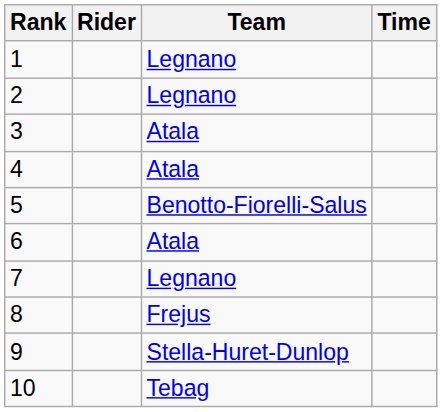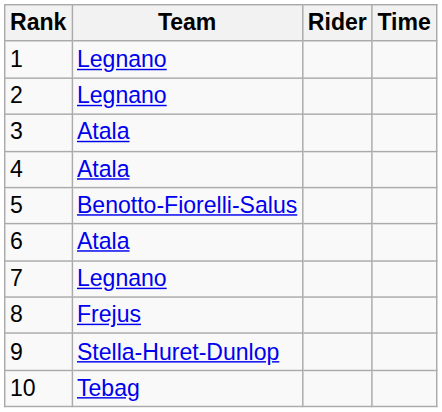columns swapped: (106, 22) <-> (257, 22)
